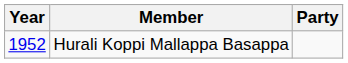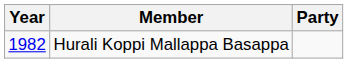(27, 44) 1952 -> (27, 44) 1982
